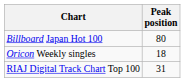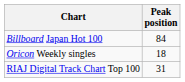(161, 38) 80 -> (161, 38) 84
